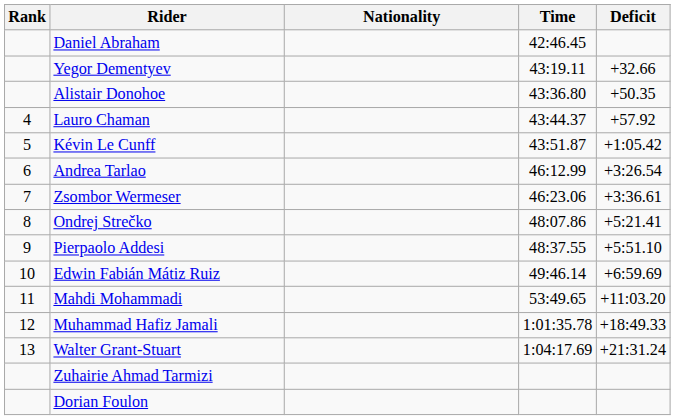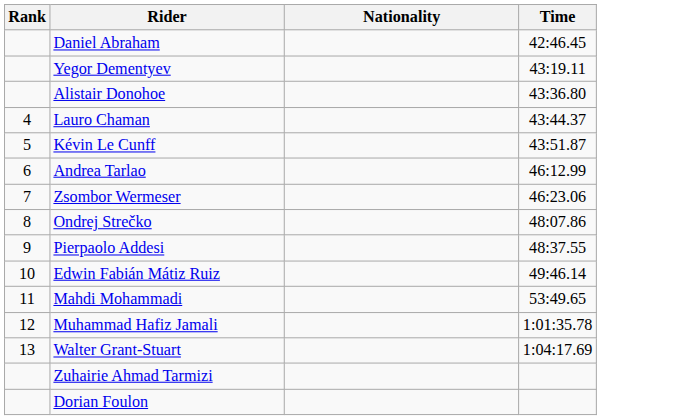- column: (633, 17)
